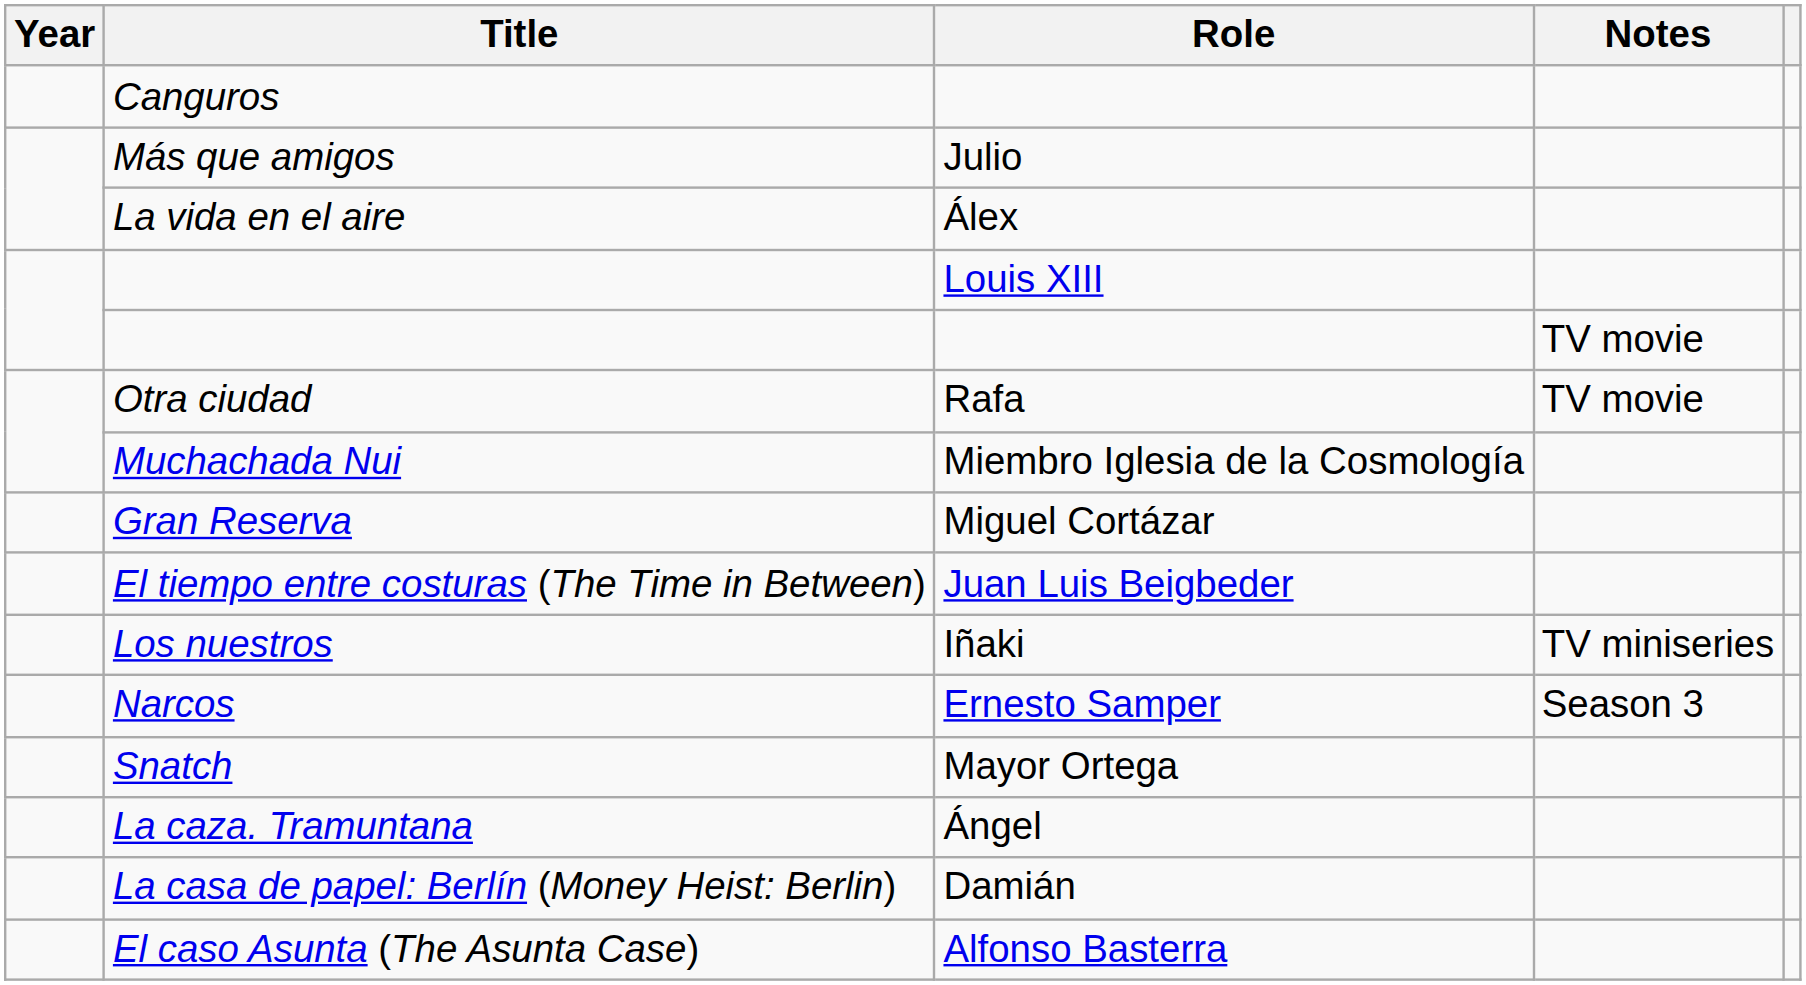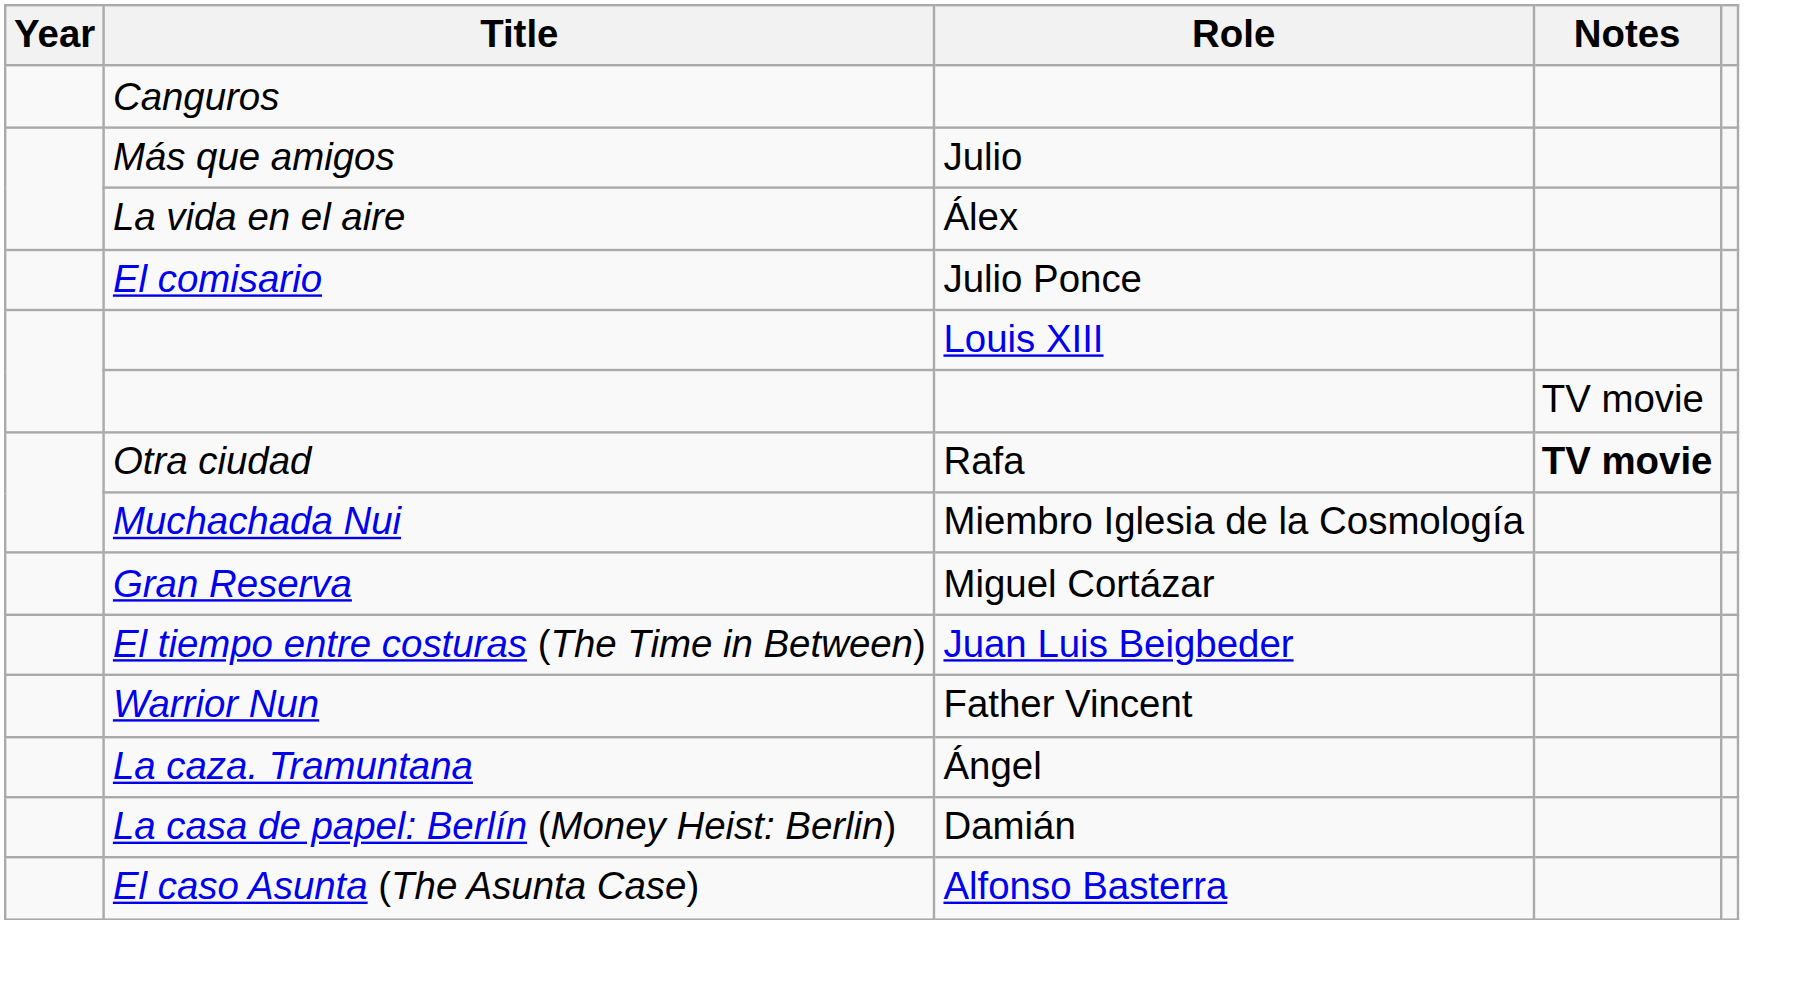+ row: (217, 278)
(1623, 400) normal -> (1627, 461) bold
- row: (223, 643)
- row: (174, 704)
- row: (173, 765)
+ row: (216, 704)
